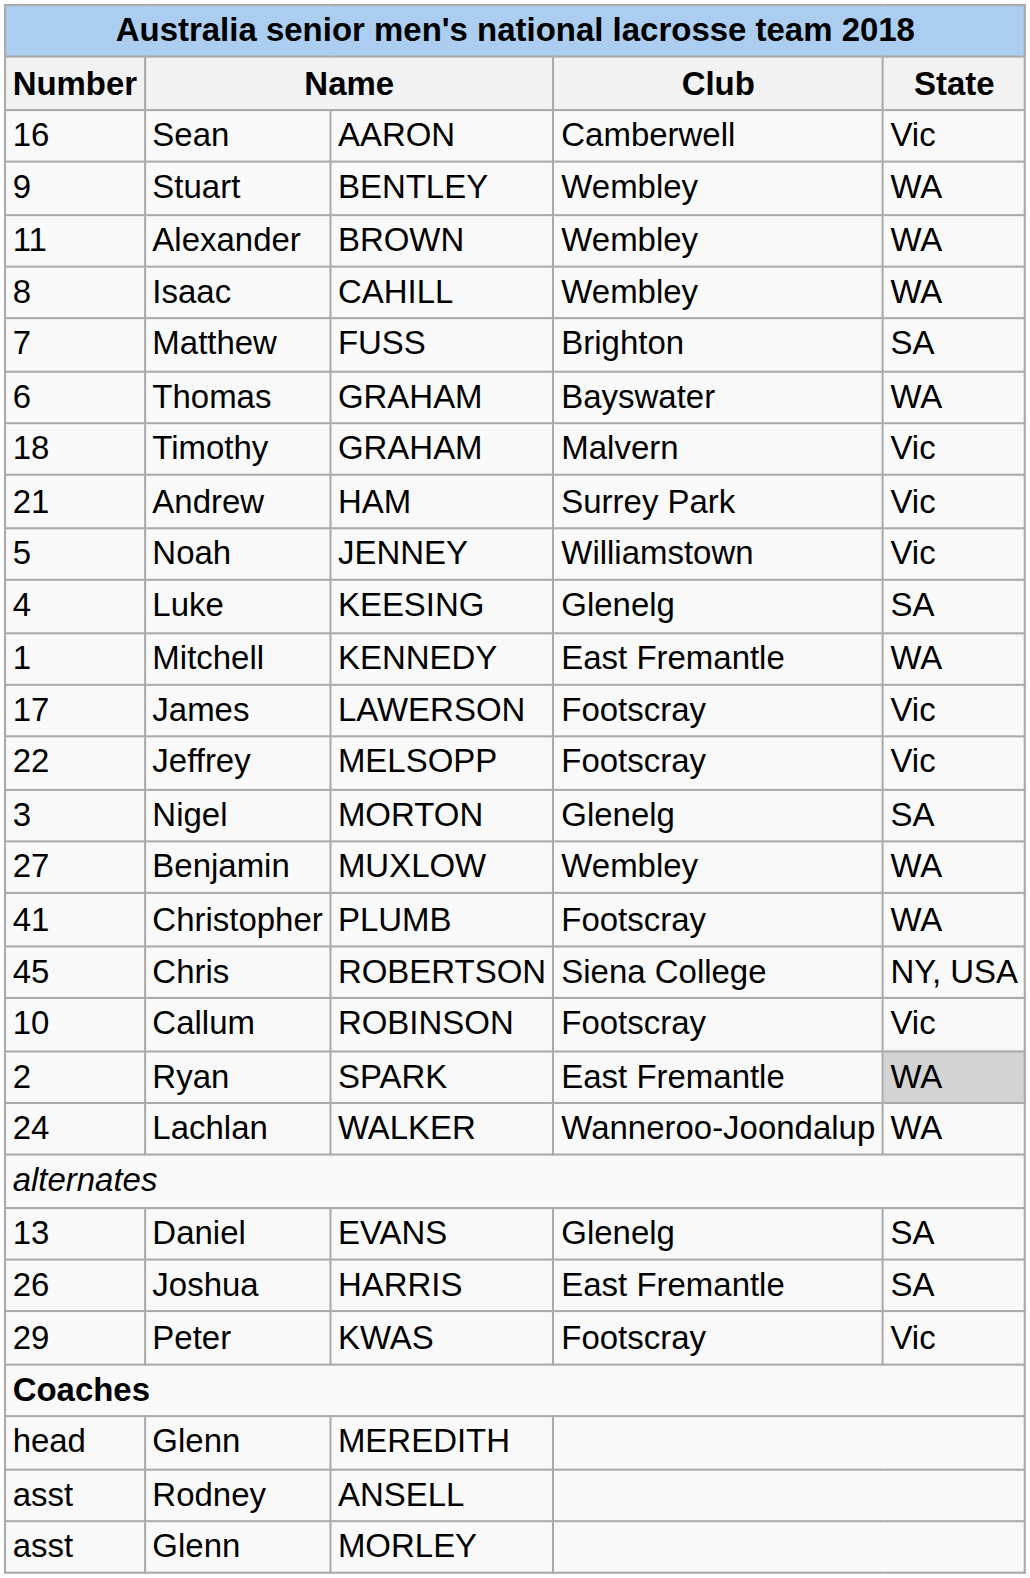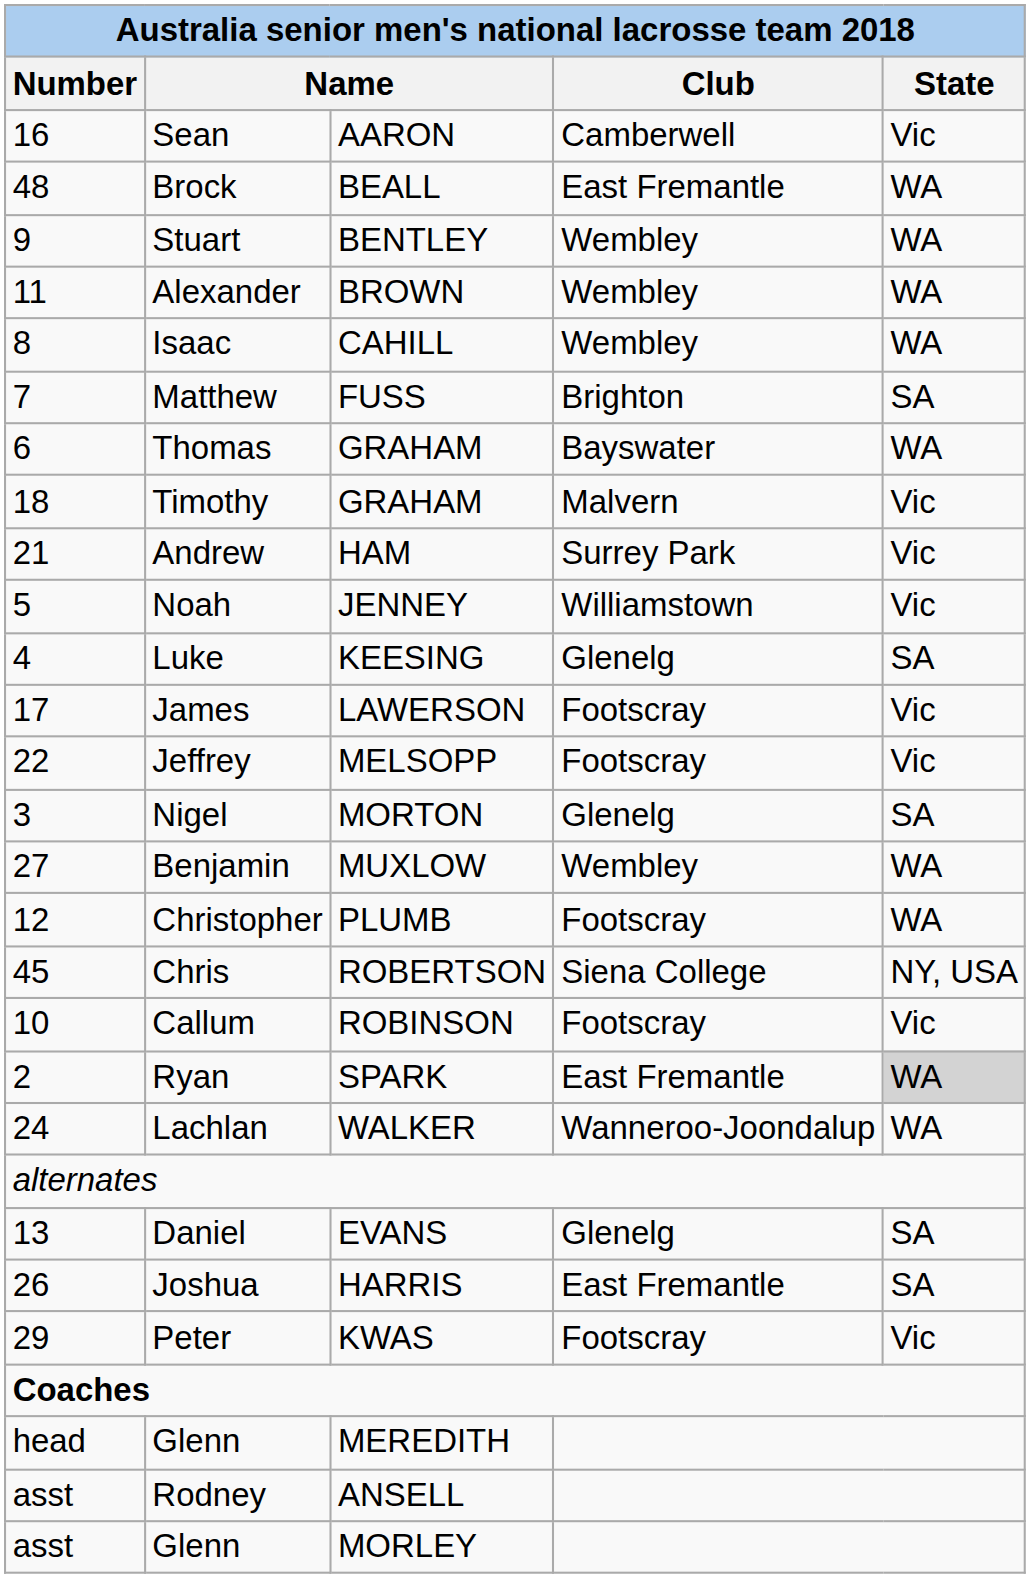+ row: (194, 187)
- row: (208, 657)
(31, 919) 41 -> (31, 919) 12
